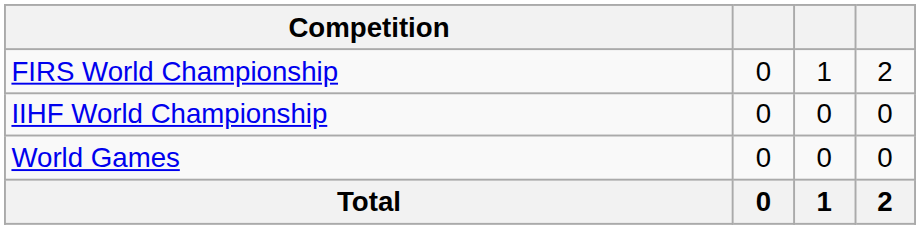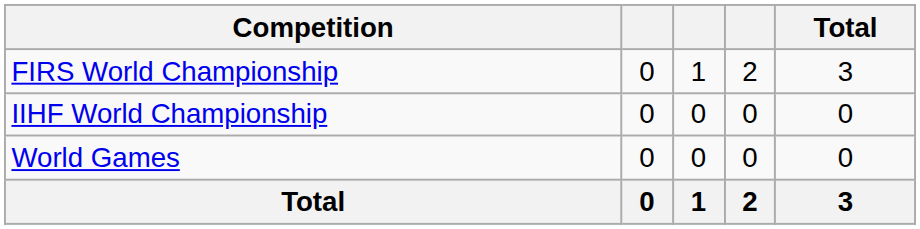+ column: (846, 27)
